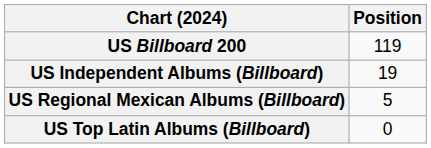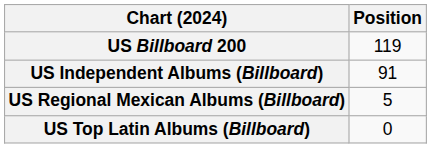(388, 73) 19 -> (388, 73) 91
